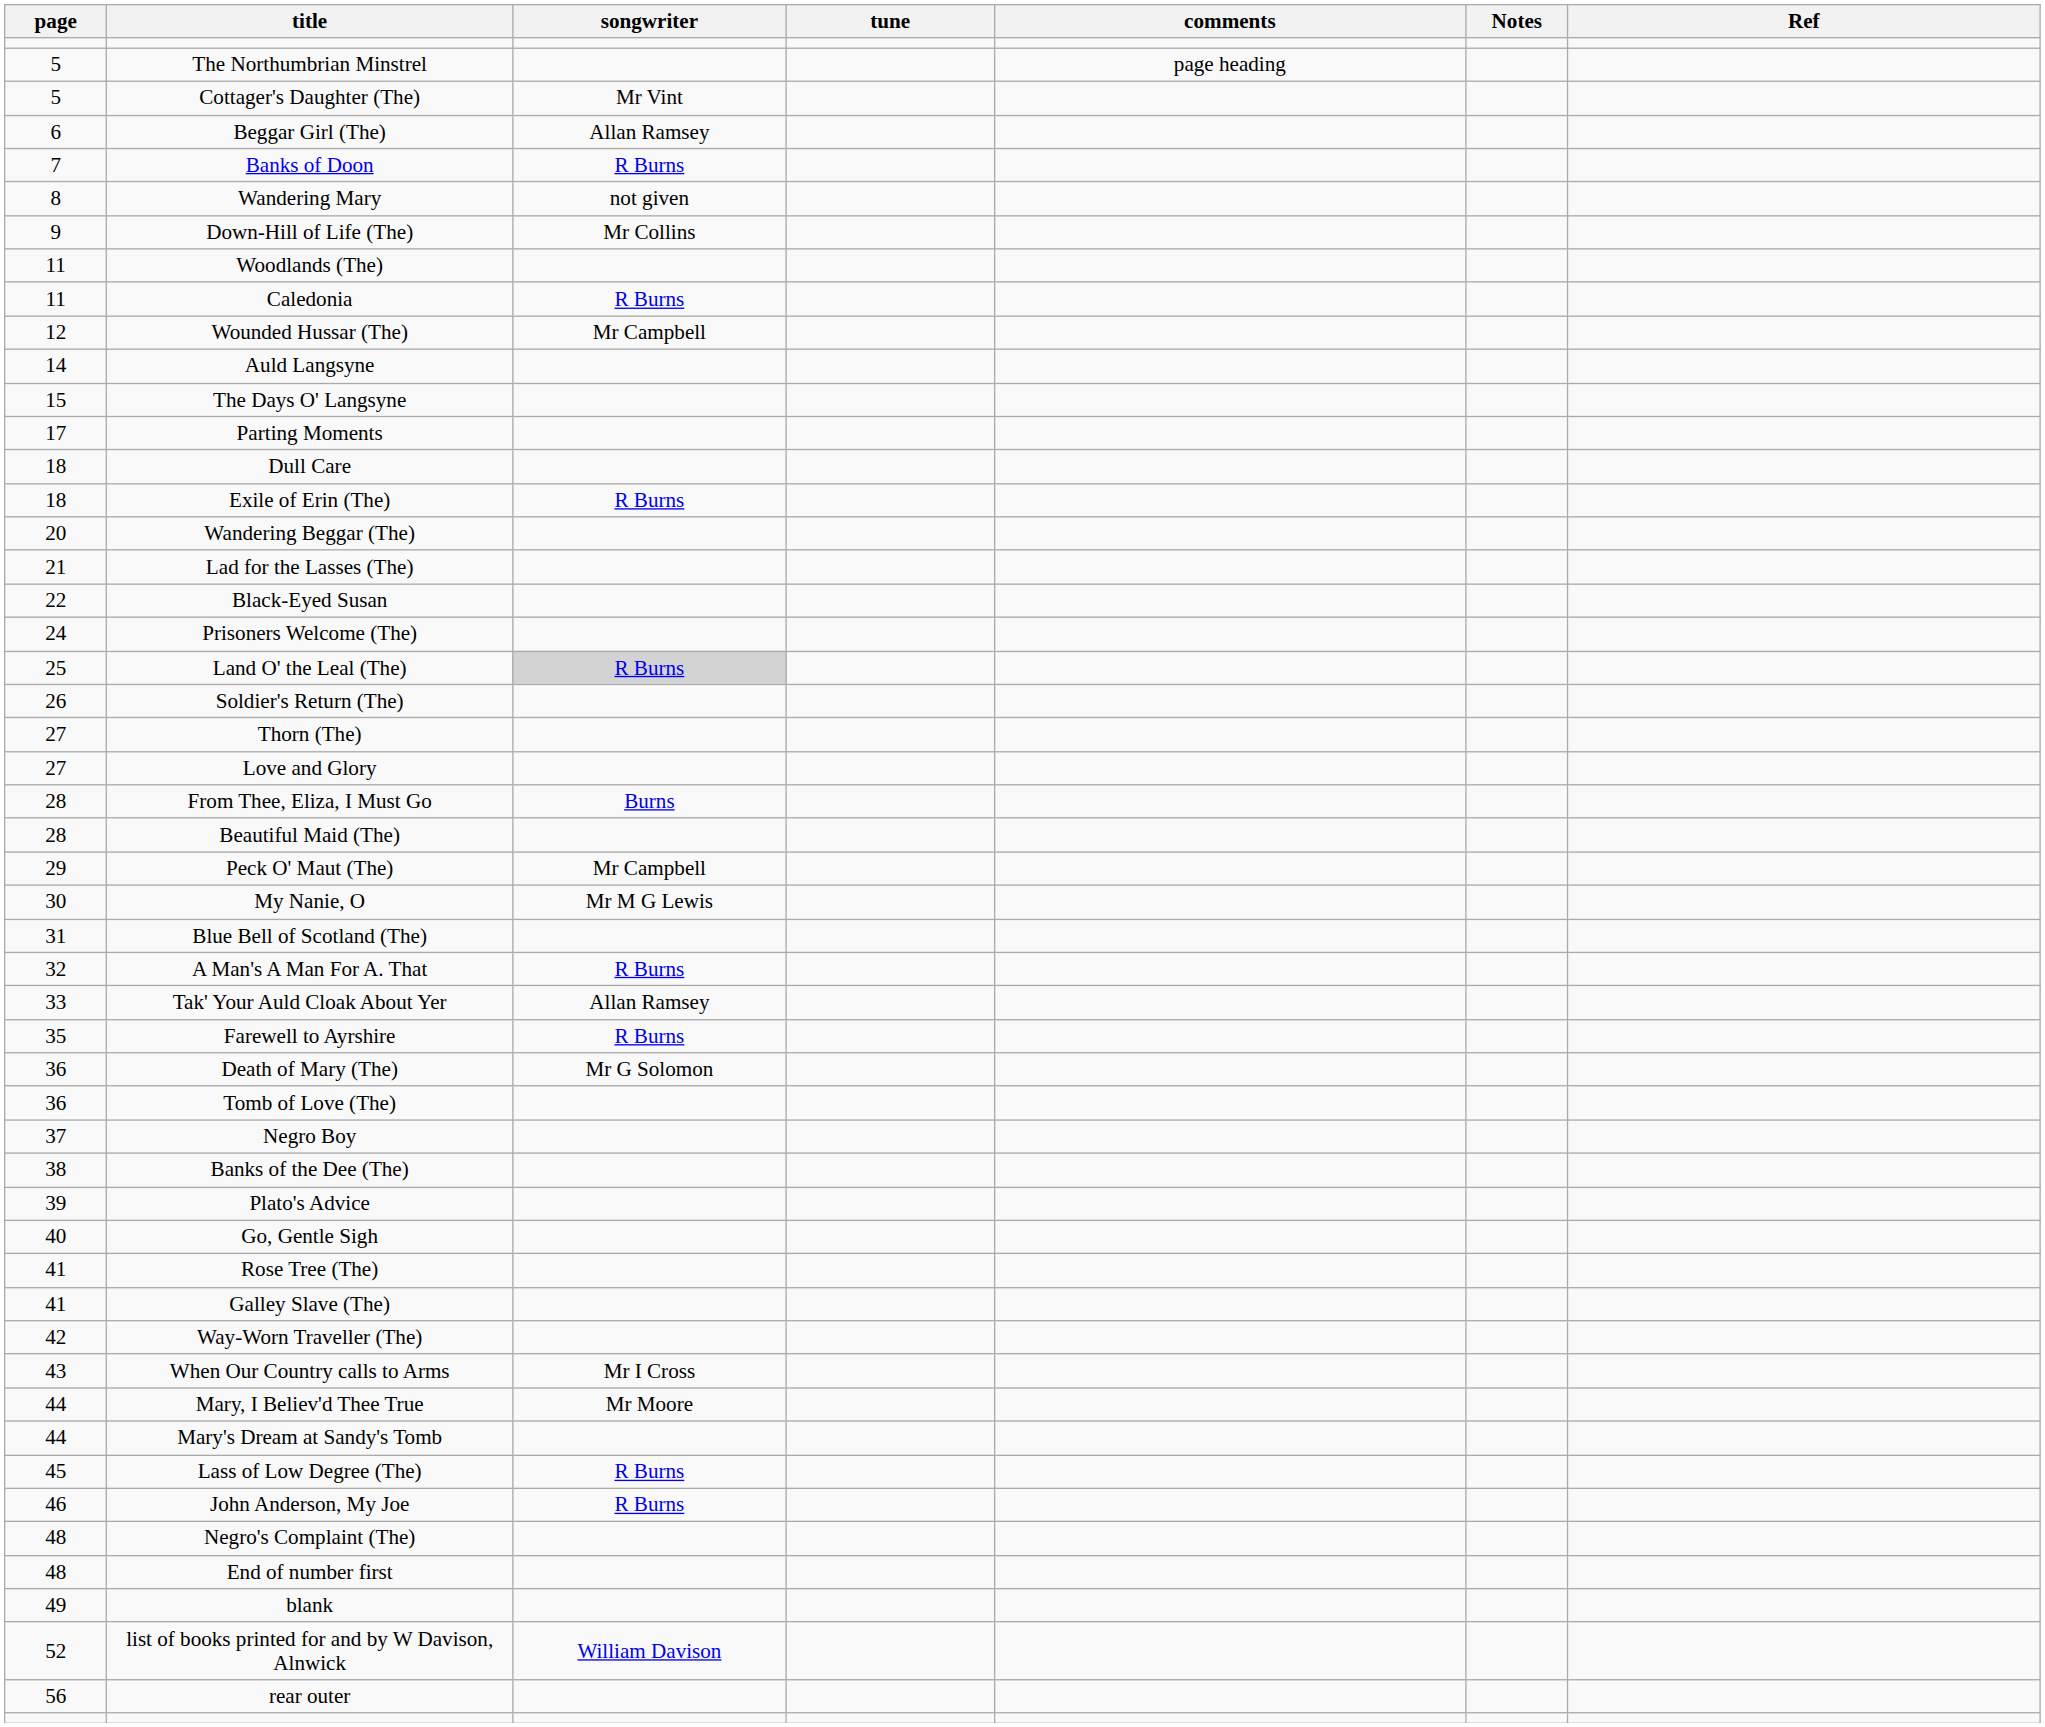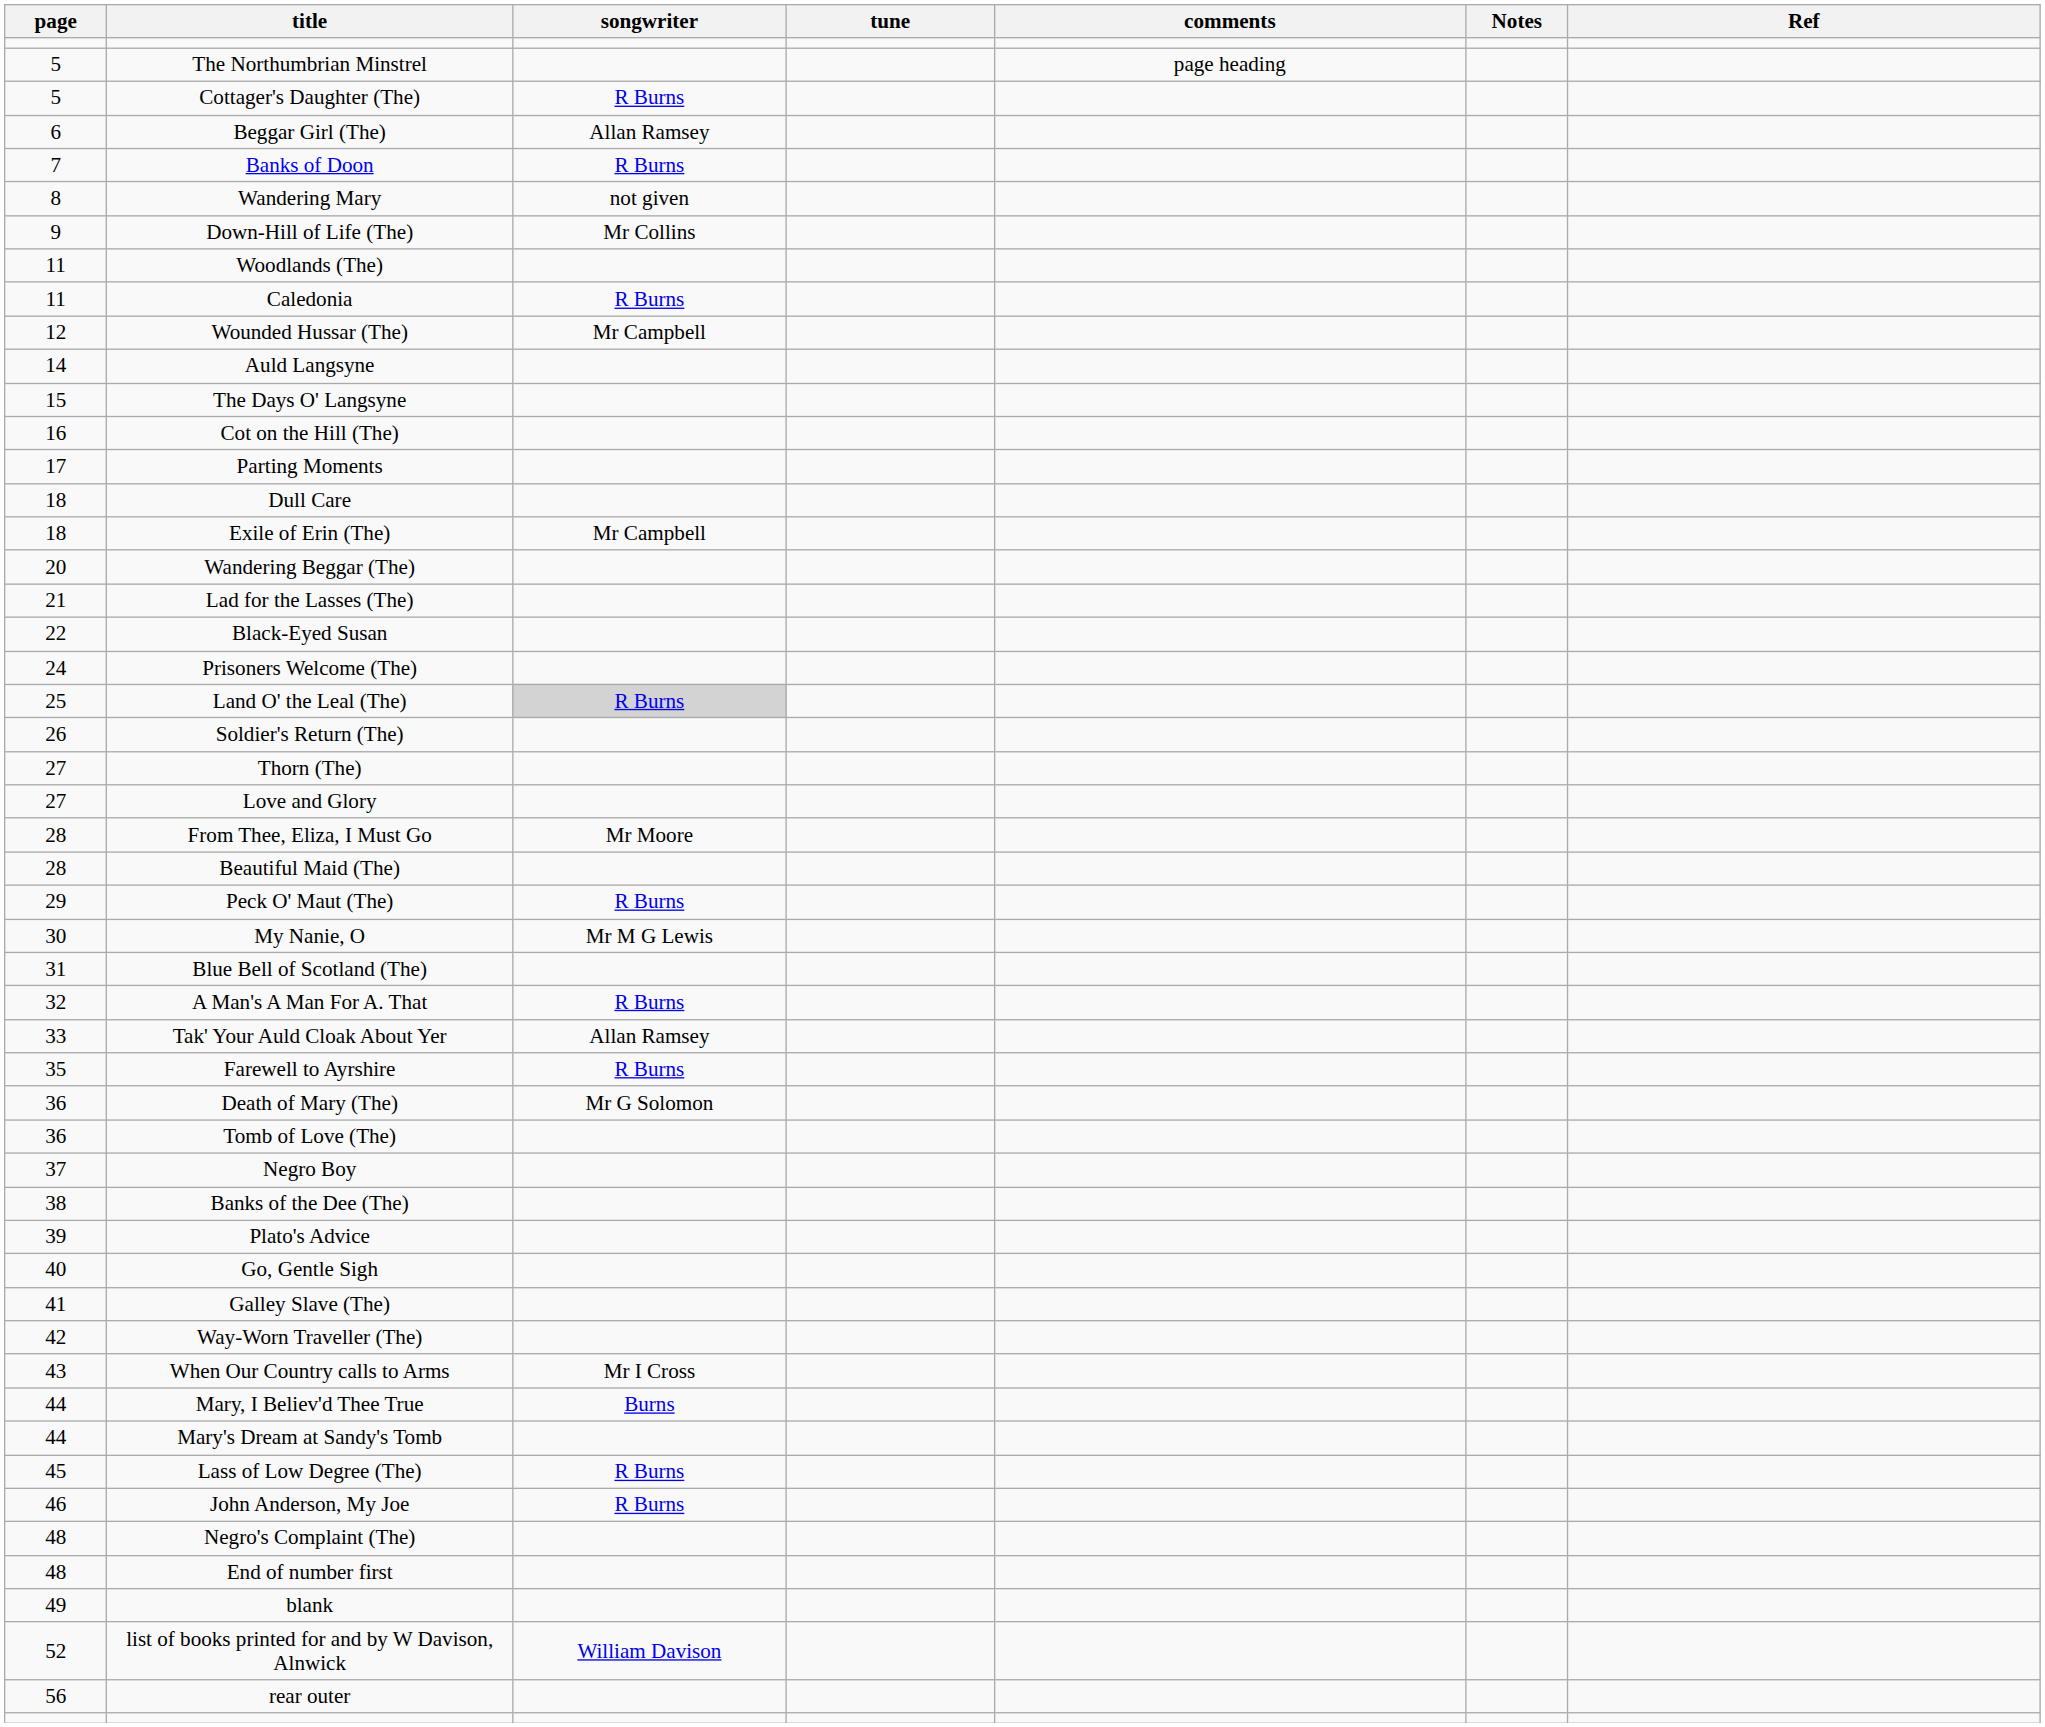(649, 97) Mr Vint -> (649, 97) R Burns
+ row: (56, 432)
(649, 499) R Burns -> (649, 533) Mr Campbell
(649, 801) Burns -> (649, 834) Mr Moore
(649, 868) Mr Campbell -> (649, 901) R Burns
- row: (56, 1270)
(649, 1404) Mr Moore -> (649, 1404) Burns
